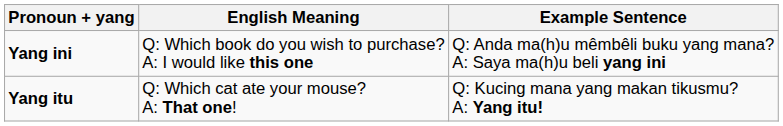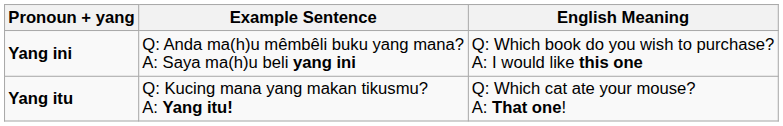columns swapped: (613, 17) <-> (293, 17)
